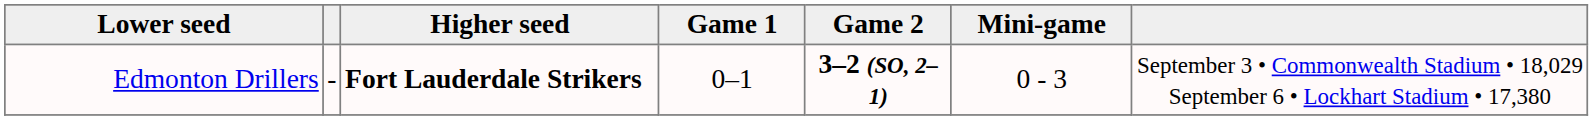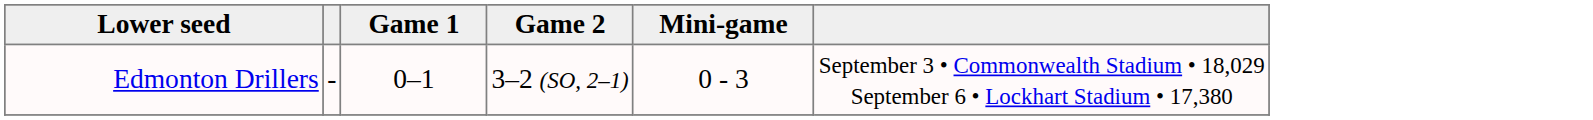- column: (500, 24)
(878, 79) bold -> (560, 79) normal
